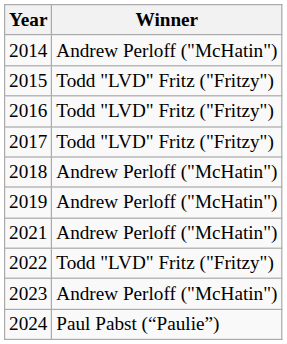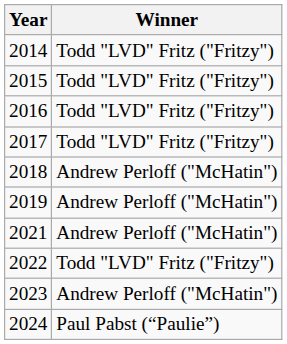(167, 50) Andrew Perloff ("McHatin") -> (165, 50) Todd "LVD" Fritz ("Fritzy")
